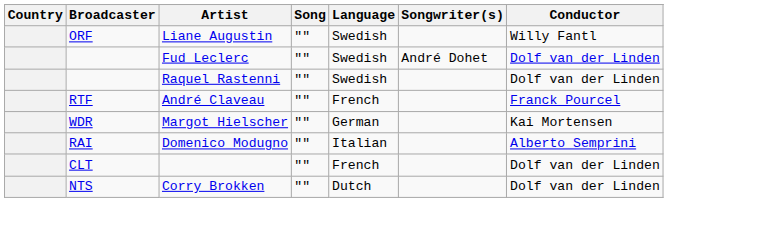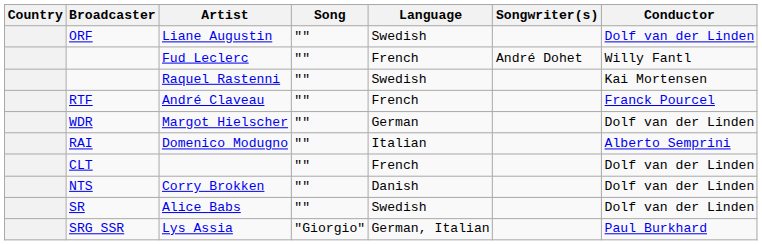(553, 37) Willy Fantl -> (679, 37) Dolf van der Linden
(360, 58) Swedish -> (395, 58) French
(585, 58) Dolf van der Linden -> (648, 58) Willy Fantl
(585, 79) Dolf van der Linden -> (656, 79) Kai Mortensen
(561, 122) Kai Mortensen -> (679, 122) Dolf van der Linden
(352, 186) Dutch -> (395, 186) Danish
+ row: (201, 208)
+ row: (197, 229)
